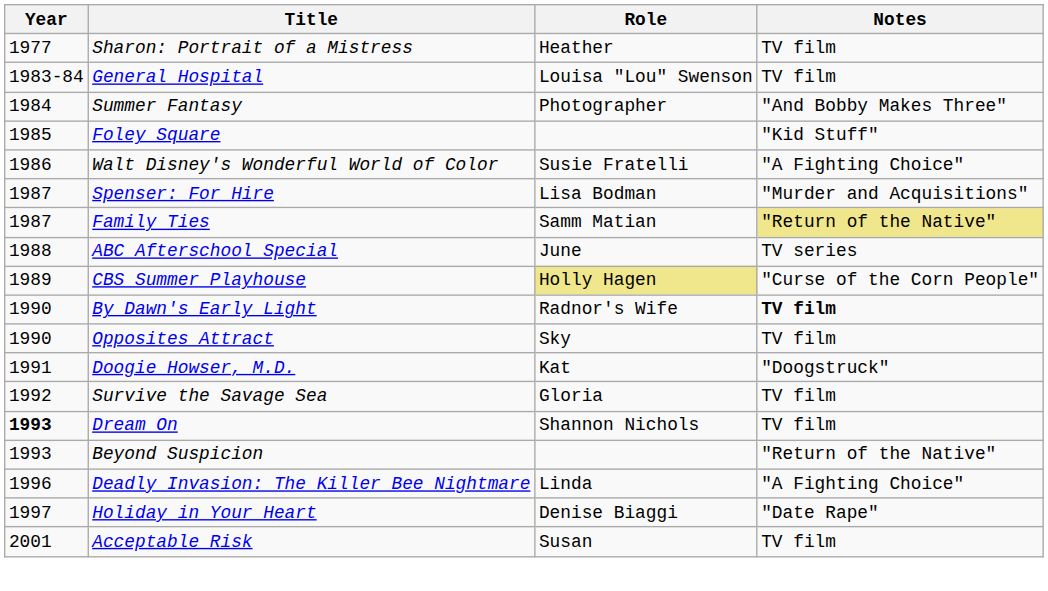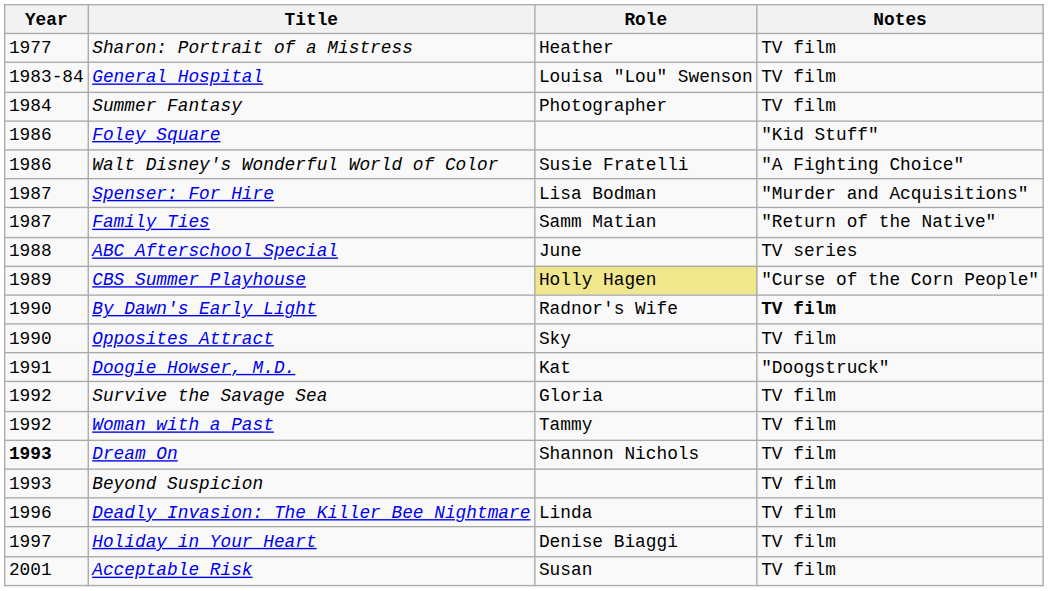(884, 106) "And Bobby Makes Three" -> (799, 106) TV film
(30, 135) 1985 -> (30, 135) 1986
(879, 222) khaki background -> (879, 222) no background
+ row: (183, 426)
(879, 455) "Return of the Native" -> (799, 484) TV film
(863, 484) "A Fighting Choice" -> (799, 513) TV film
(820, 513) "Date Rape" -> (799, 542) TV film
